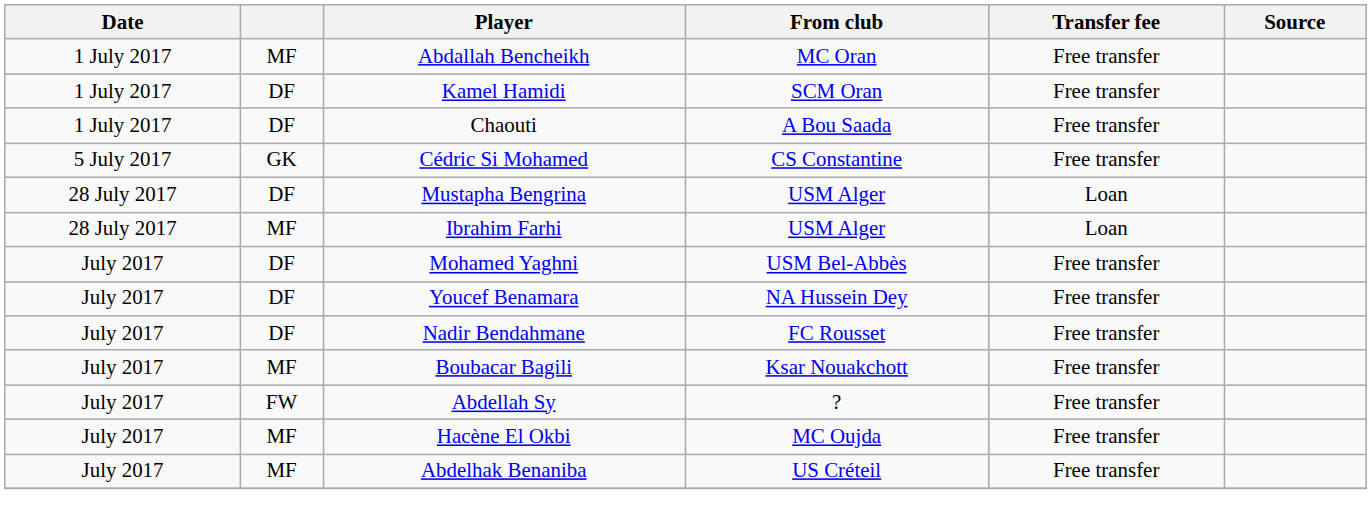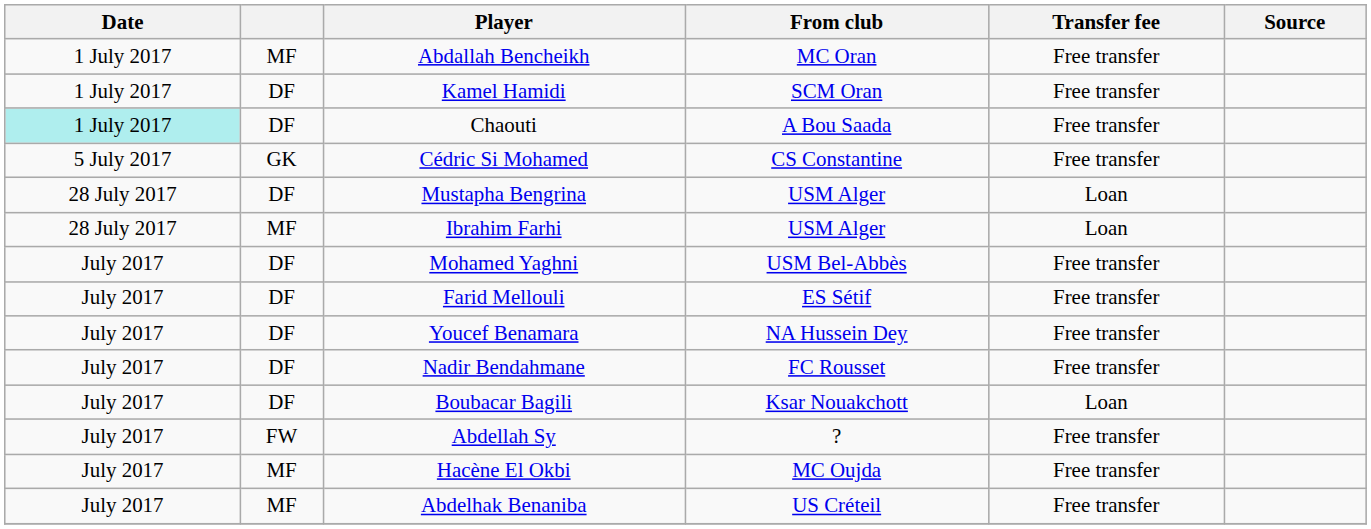(123, 125) no background -> (123, 125) paleturquoise background
+ row: (504, 297)
(282, 366) MF -> (282, 401) DF
(1106, 366) Free transfer -> (1106, 401) Loan
